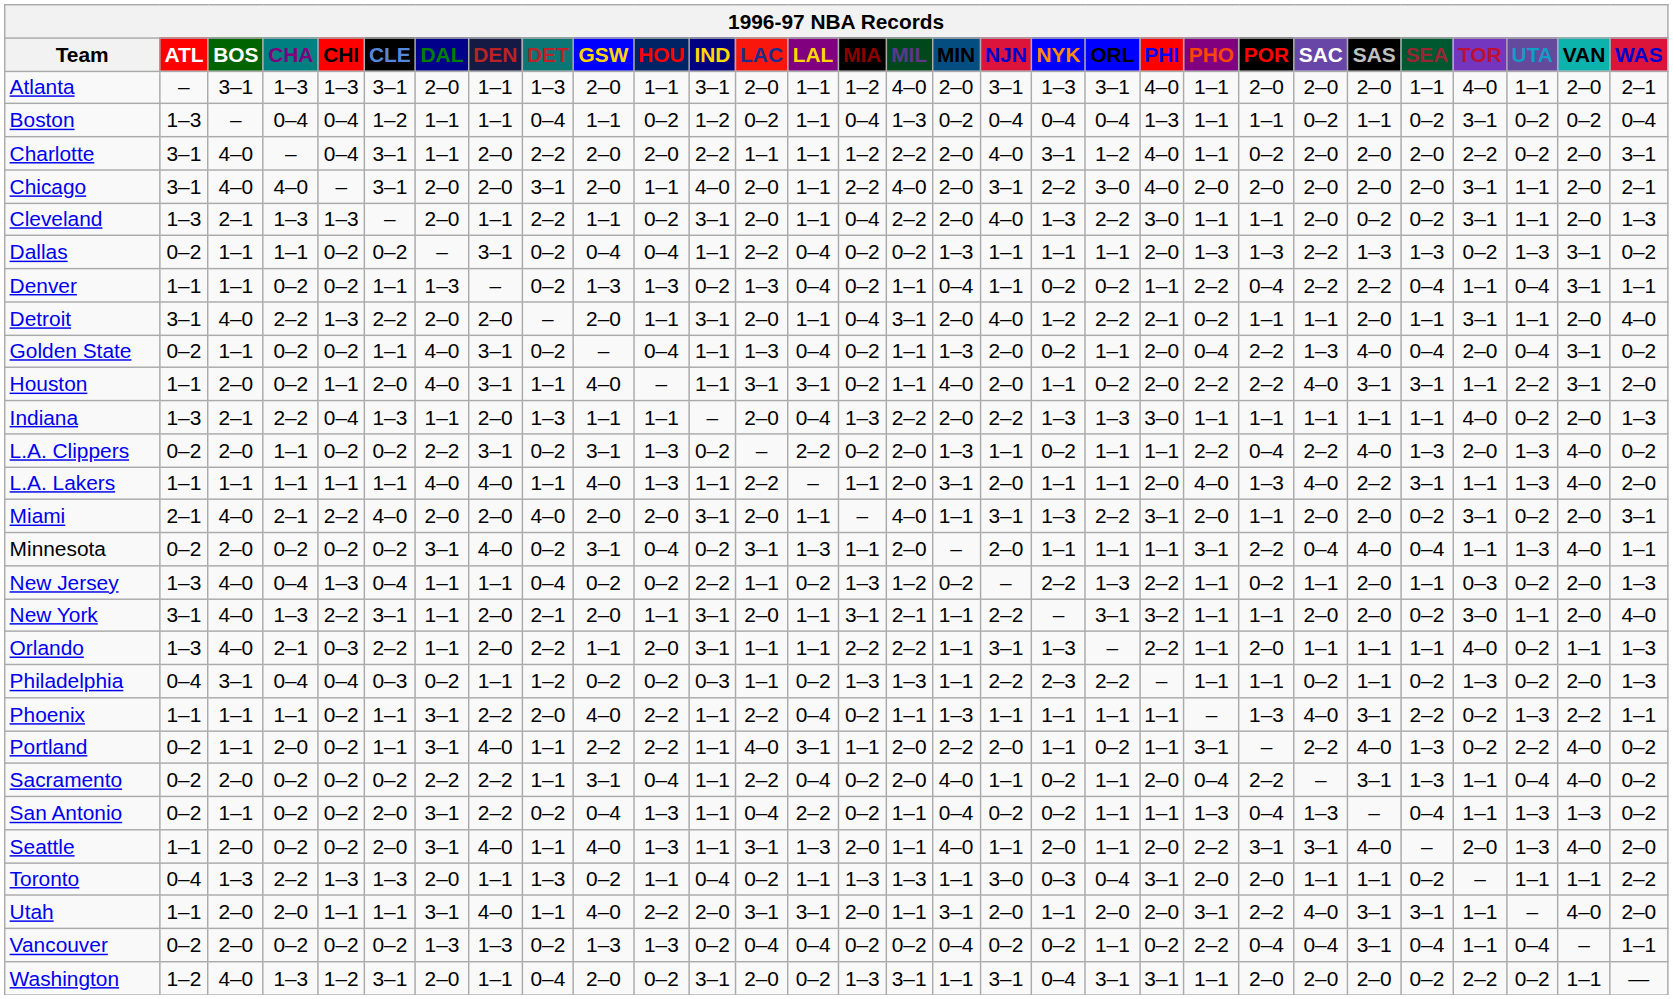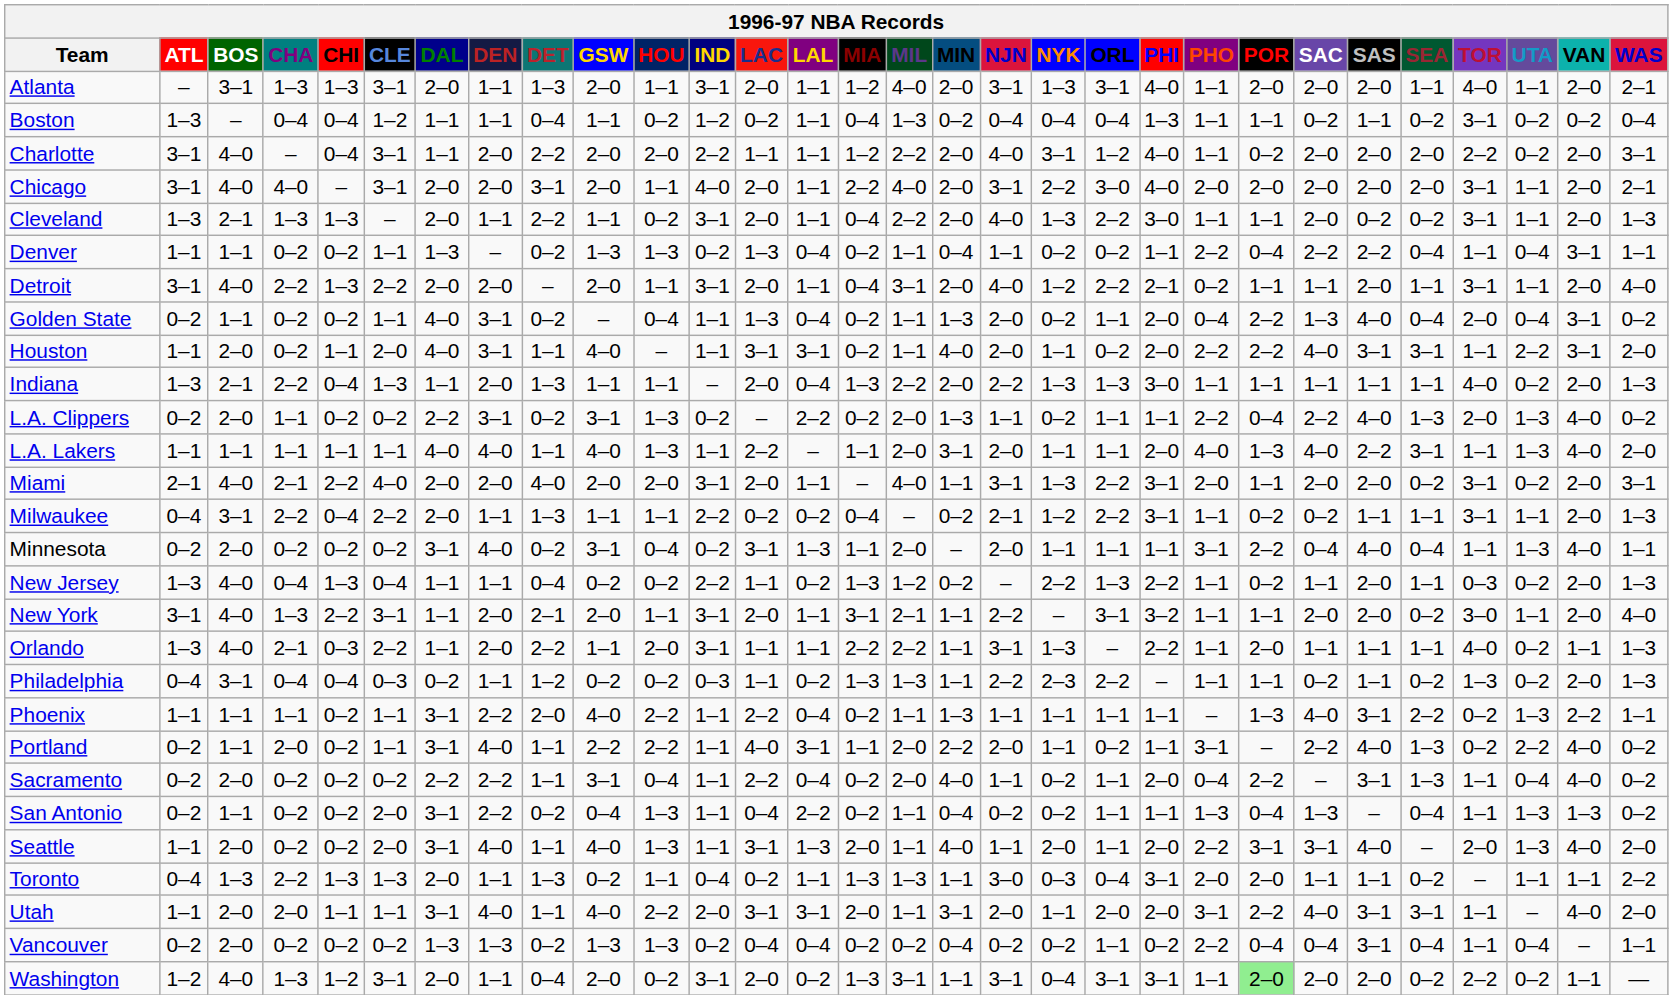- row: (39, 253)
+ row: (59, 516)
(1266, 978) no background -> (1266, 978) lightgreen background
